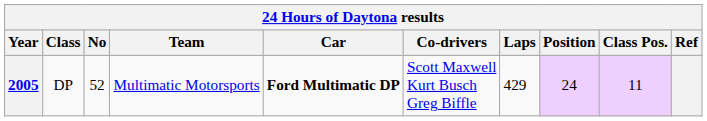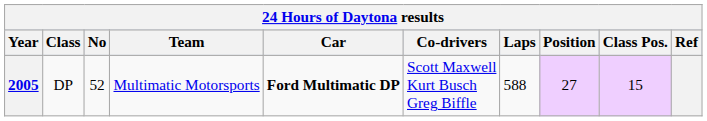(515, 85) 429 -> (515, 85) 588
(569, 85) 24 -> (569, 85) 27
(635, 85) 11 -> (635, 85) 15
